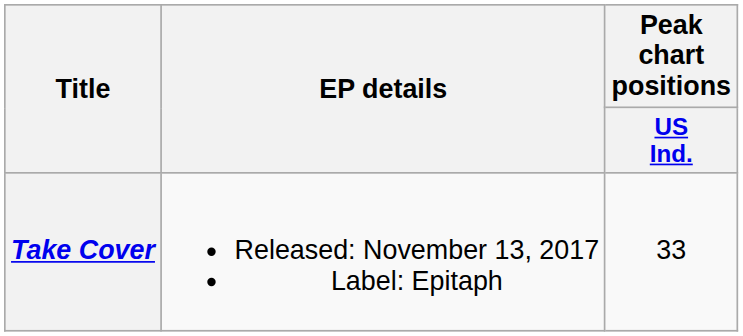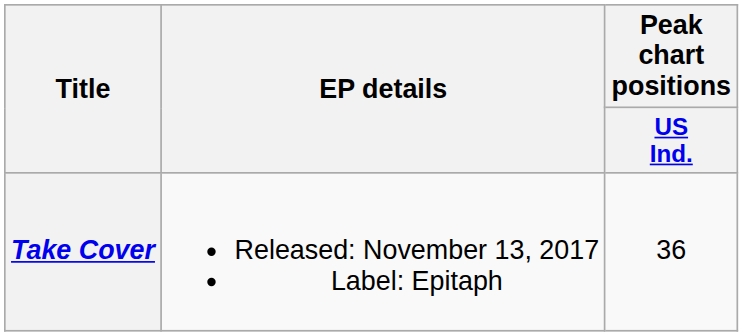(671, 251) 33 -> (671, 251) 36
